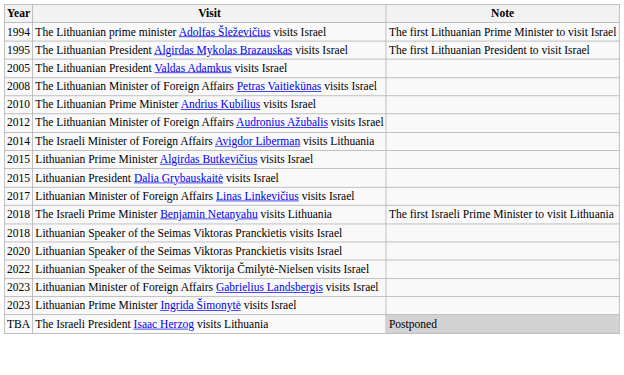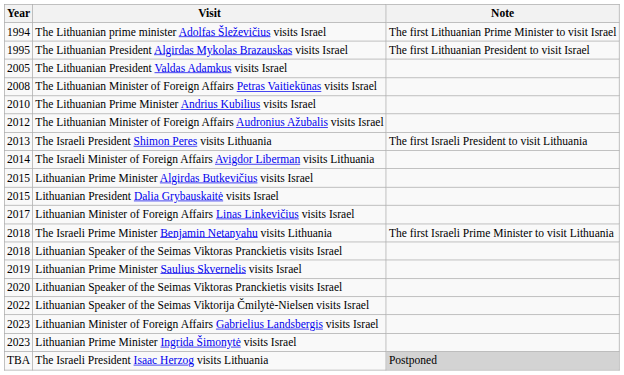+ row: (19, 141)
+ row: (19, 269)
